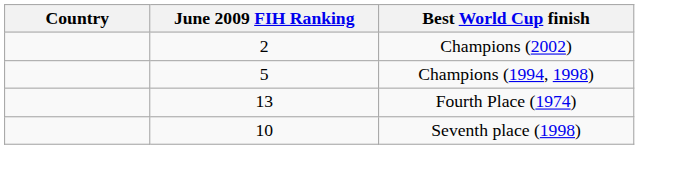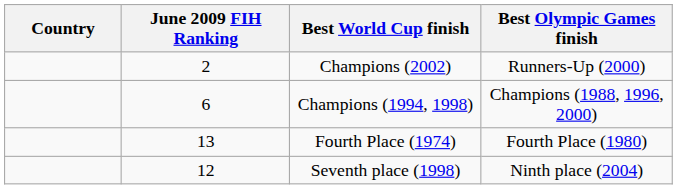+ column: (577, 28)
(264, 74) 5 -> (206, 103) 6
(264, 130) 10 -> (206, 169) 12
